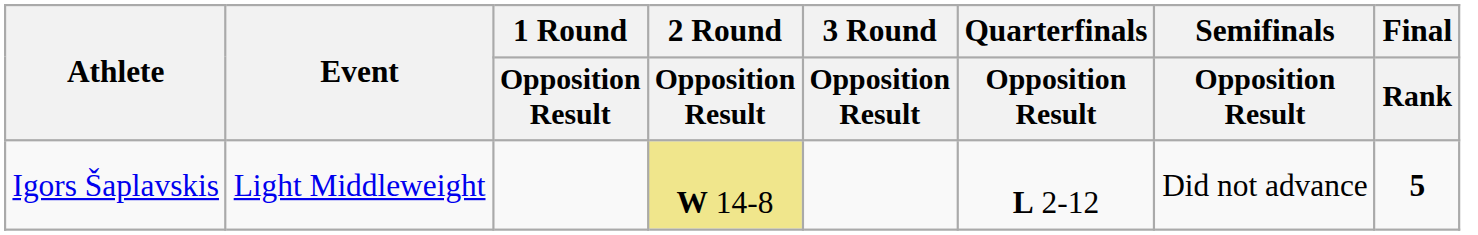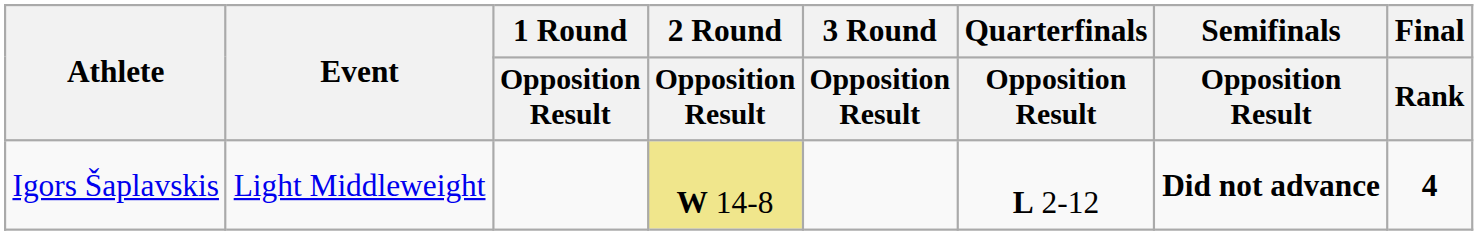(1265, 184) normal -> (1271, 184) bold
(1417, 184) 5 -> (1430, 184) 4
